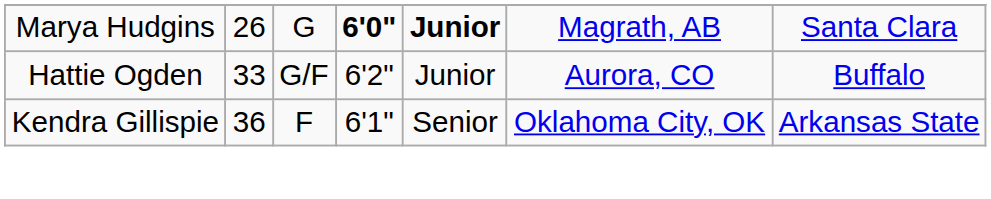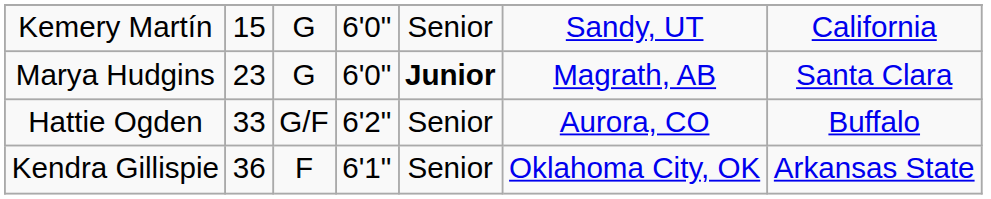+ row: (115, 27)
(249, 27) 26 -> (249, 74) 23
(369, 27) bold -> (367, 74) normal
(455, 74) Junior -> (450, 121) Senior
